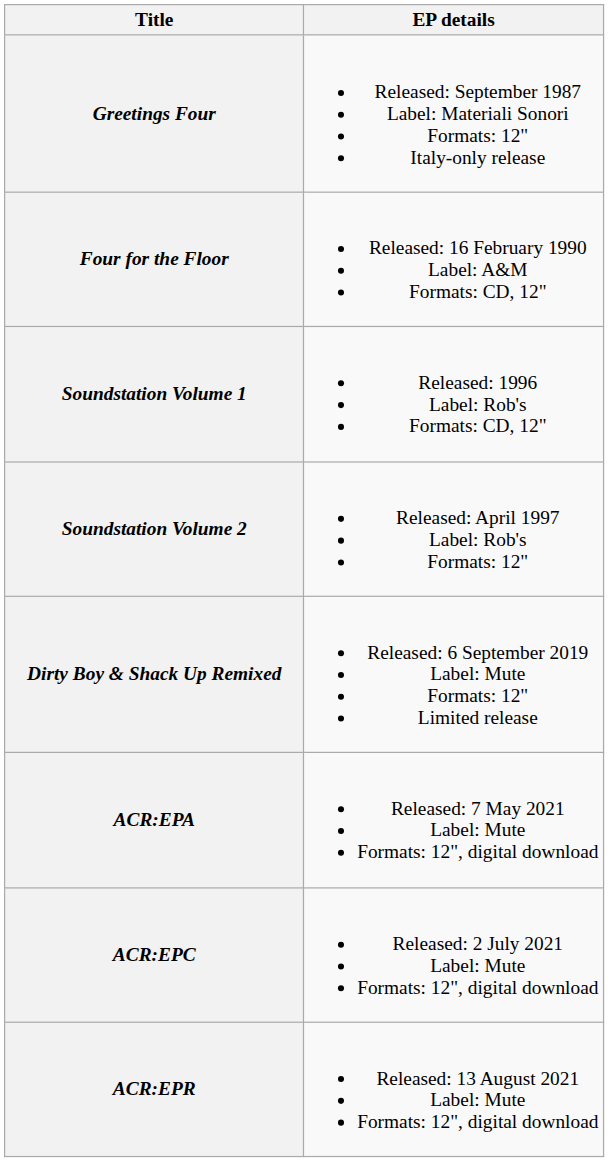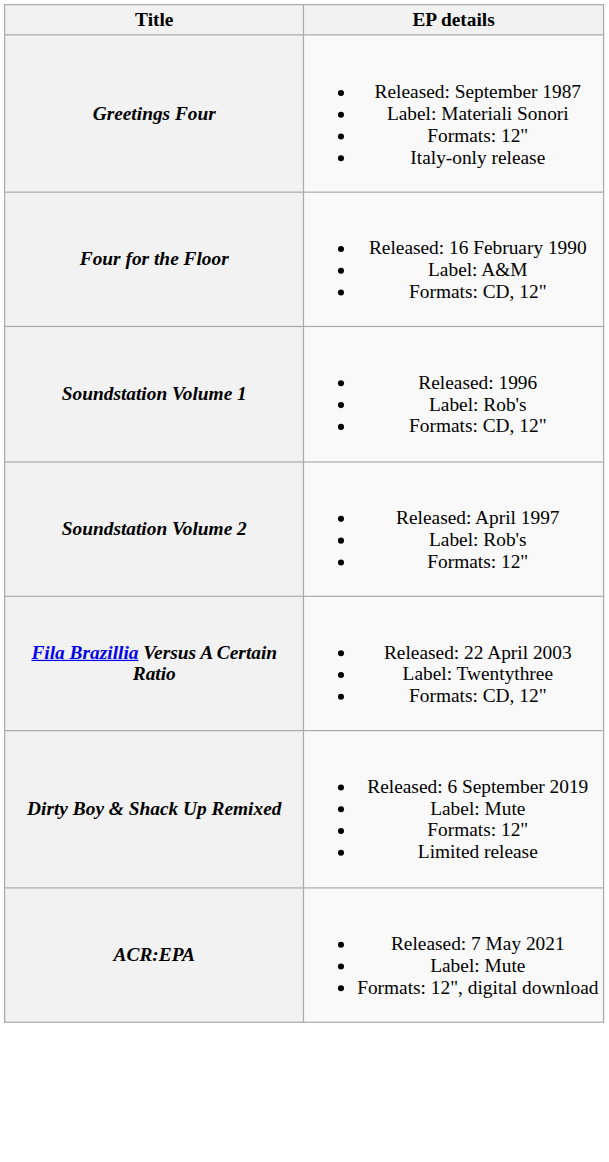+ row: (154, 663)
- row: (154, 954)
- row: (154, 1089)
